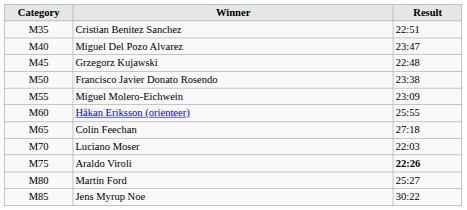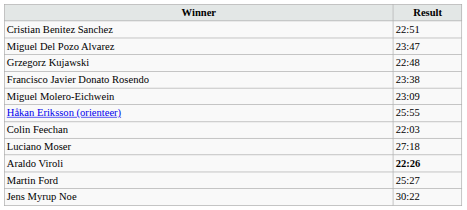- column: (39, 12)
(408, 130) 27:18 -> (408, 130) 22:03
(408, 146) 22:03 -> (408, 146) 27:18
